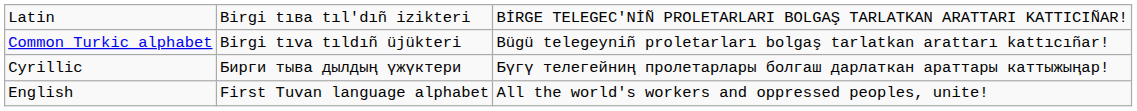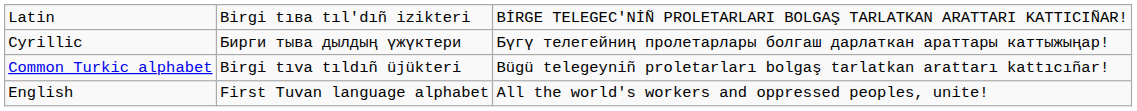rows swapped: (45, 68) <-> (110, 42)
